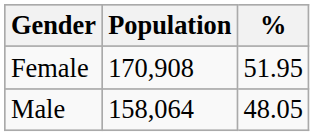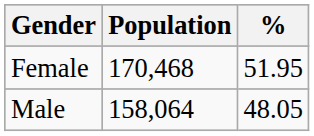(151, 67) 170,908 -> (151, 67) 170,468
